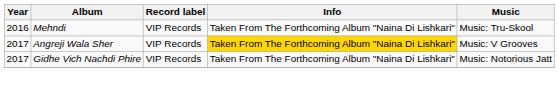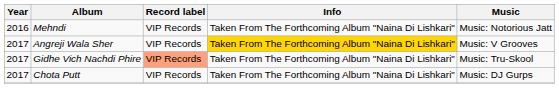(496, 28) Music: Tru-Skool -> (506, 28) Music: Notorious Jatt
(173, 59) no background -> (173, 59) lightsalmon background
(506, 59) Music: Notorious Jatt -> (496, 59) Music: Tru-Skool
+ row: (57, 75)
